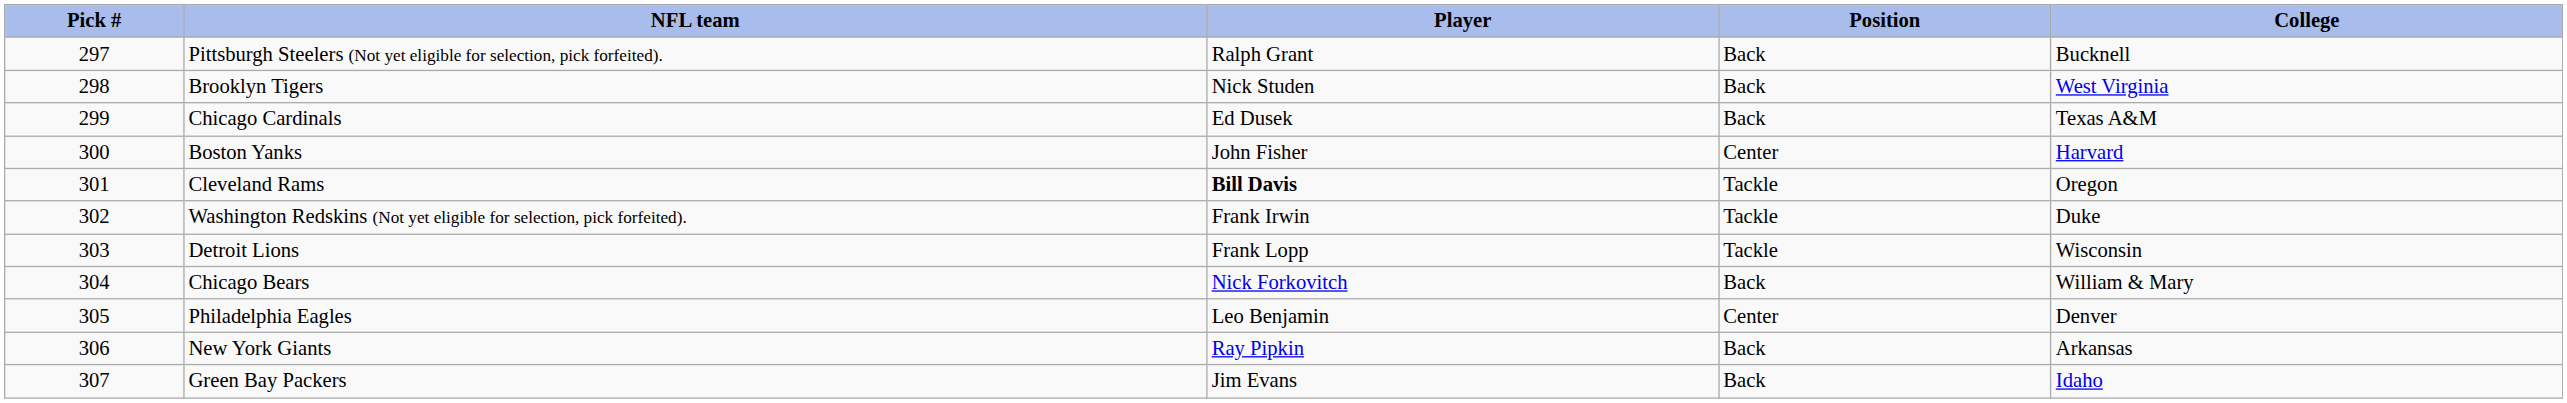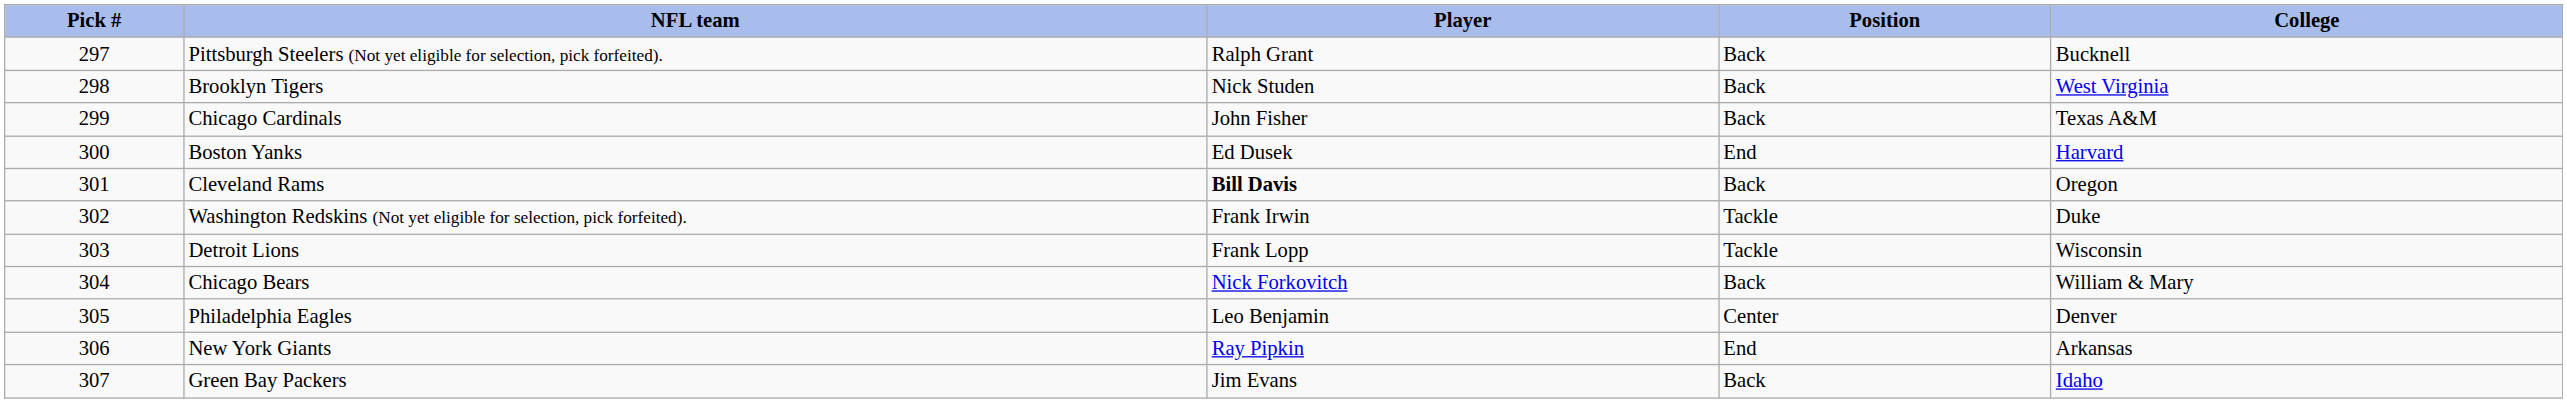(1252, 119) Ed Dusek -> (1260, 119) John Fisher
(1260, 151) John Fisher -> (1252, 151) Ed Dusek
(1751, 151) Center -> (1740, 151) End
(1751, 184) Tackle -> (1744, 184) Back
(1744, 348) Back -> (1740, 348) End
